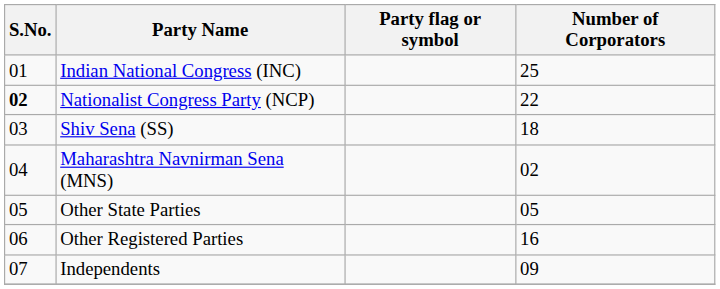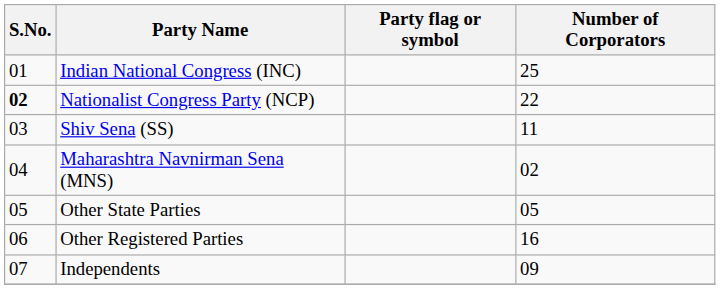(529, 129) 18 -> (529, 129) 11
